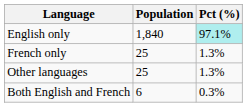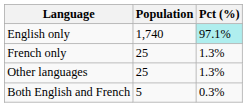(150, 33) 1,840 -> (150, 33) 1,740
(139, 92) 6 -> (139, 92) 5
